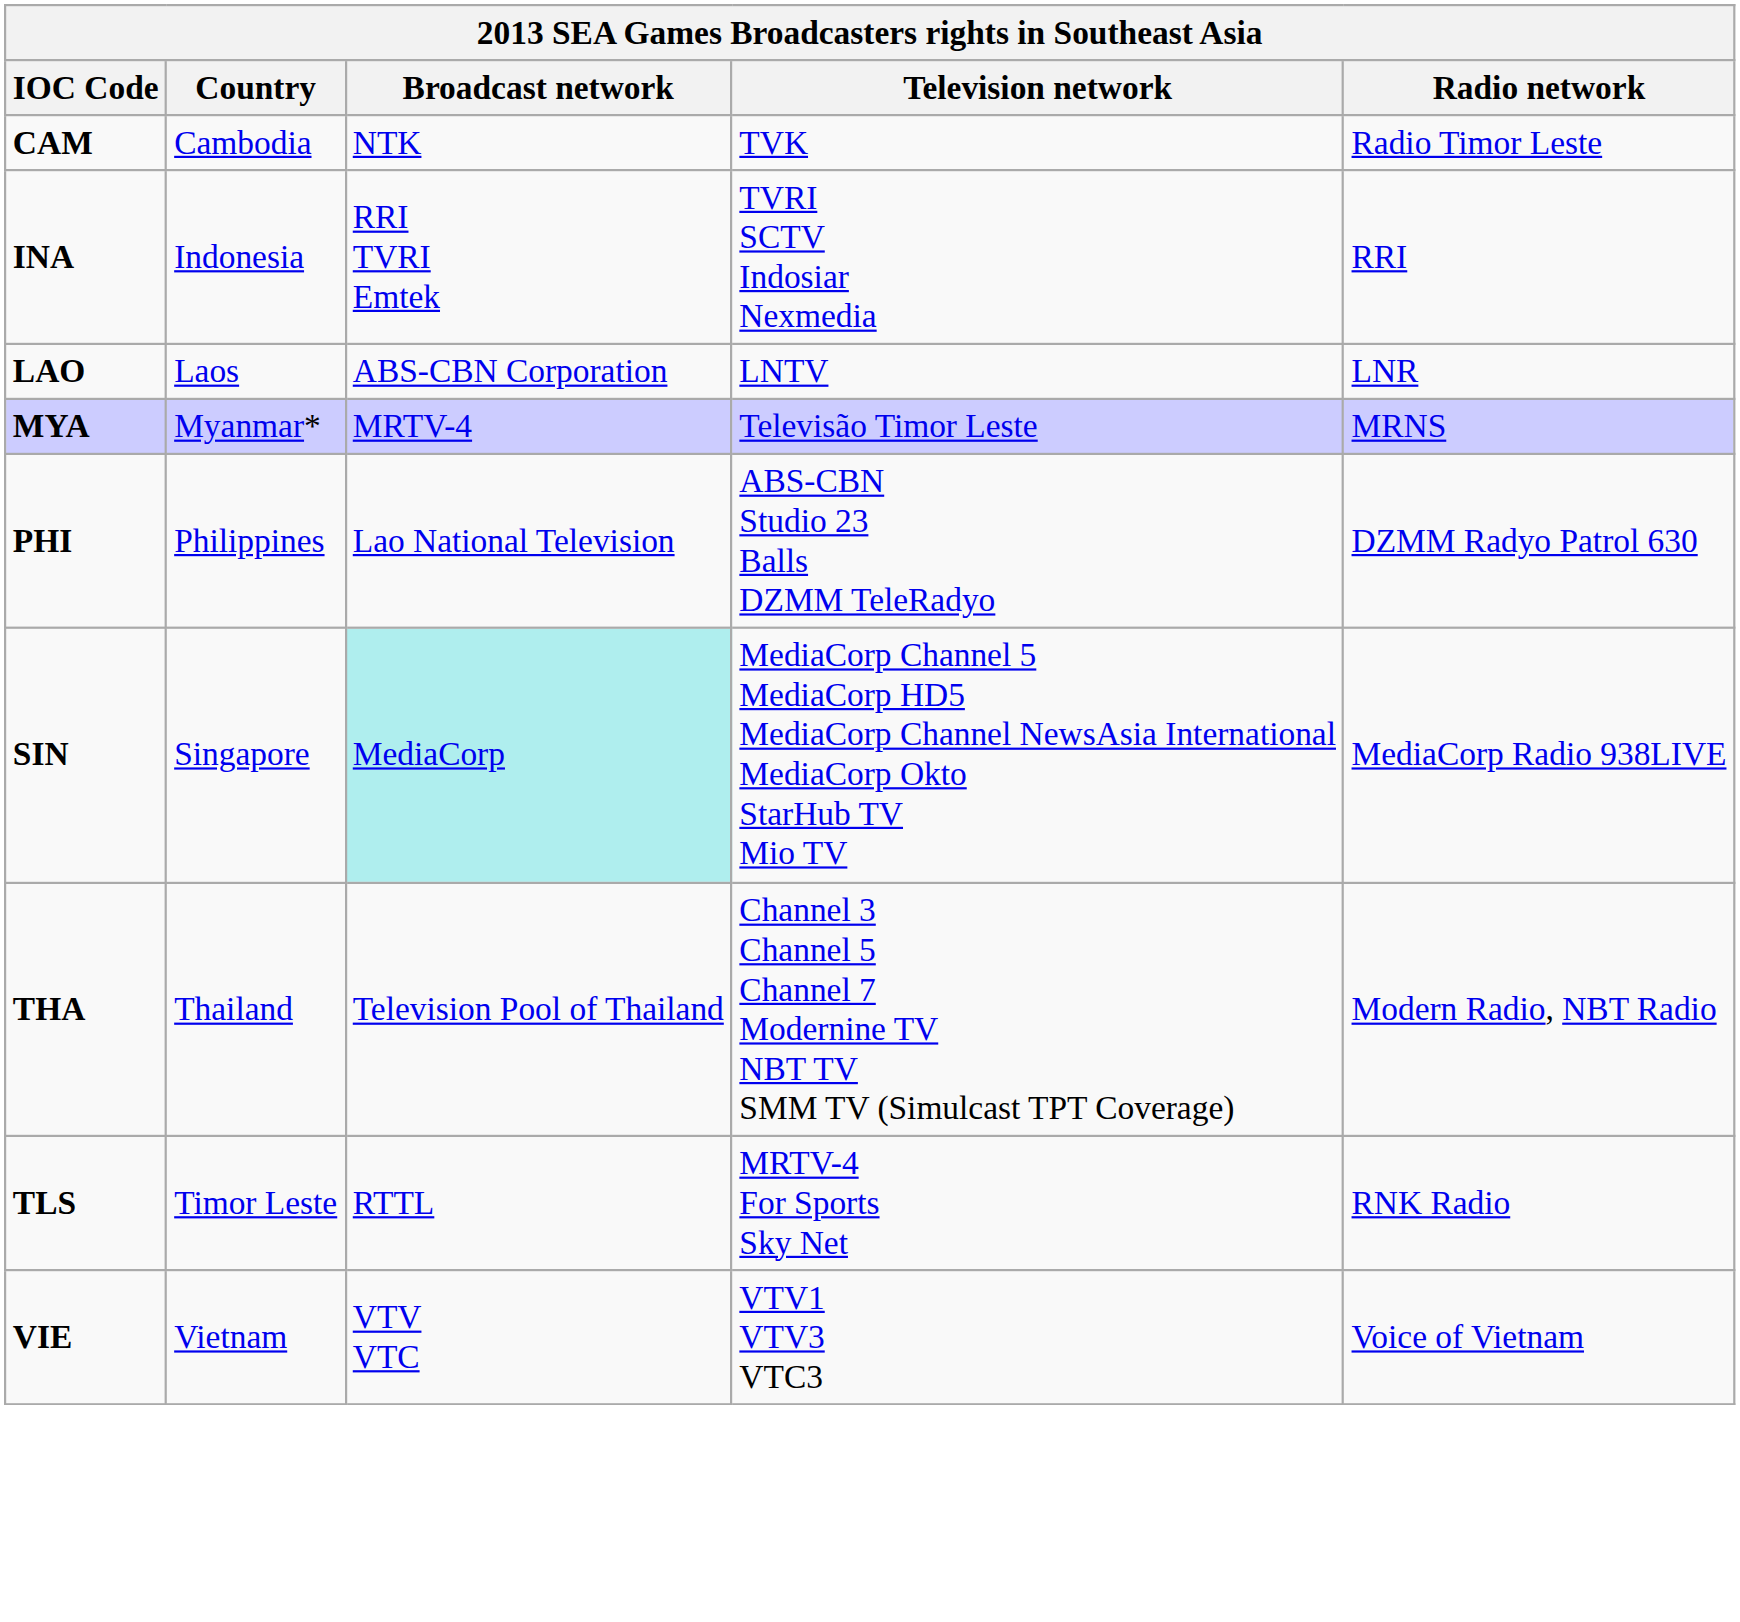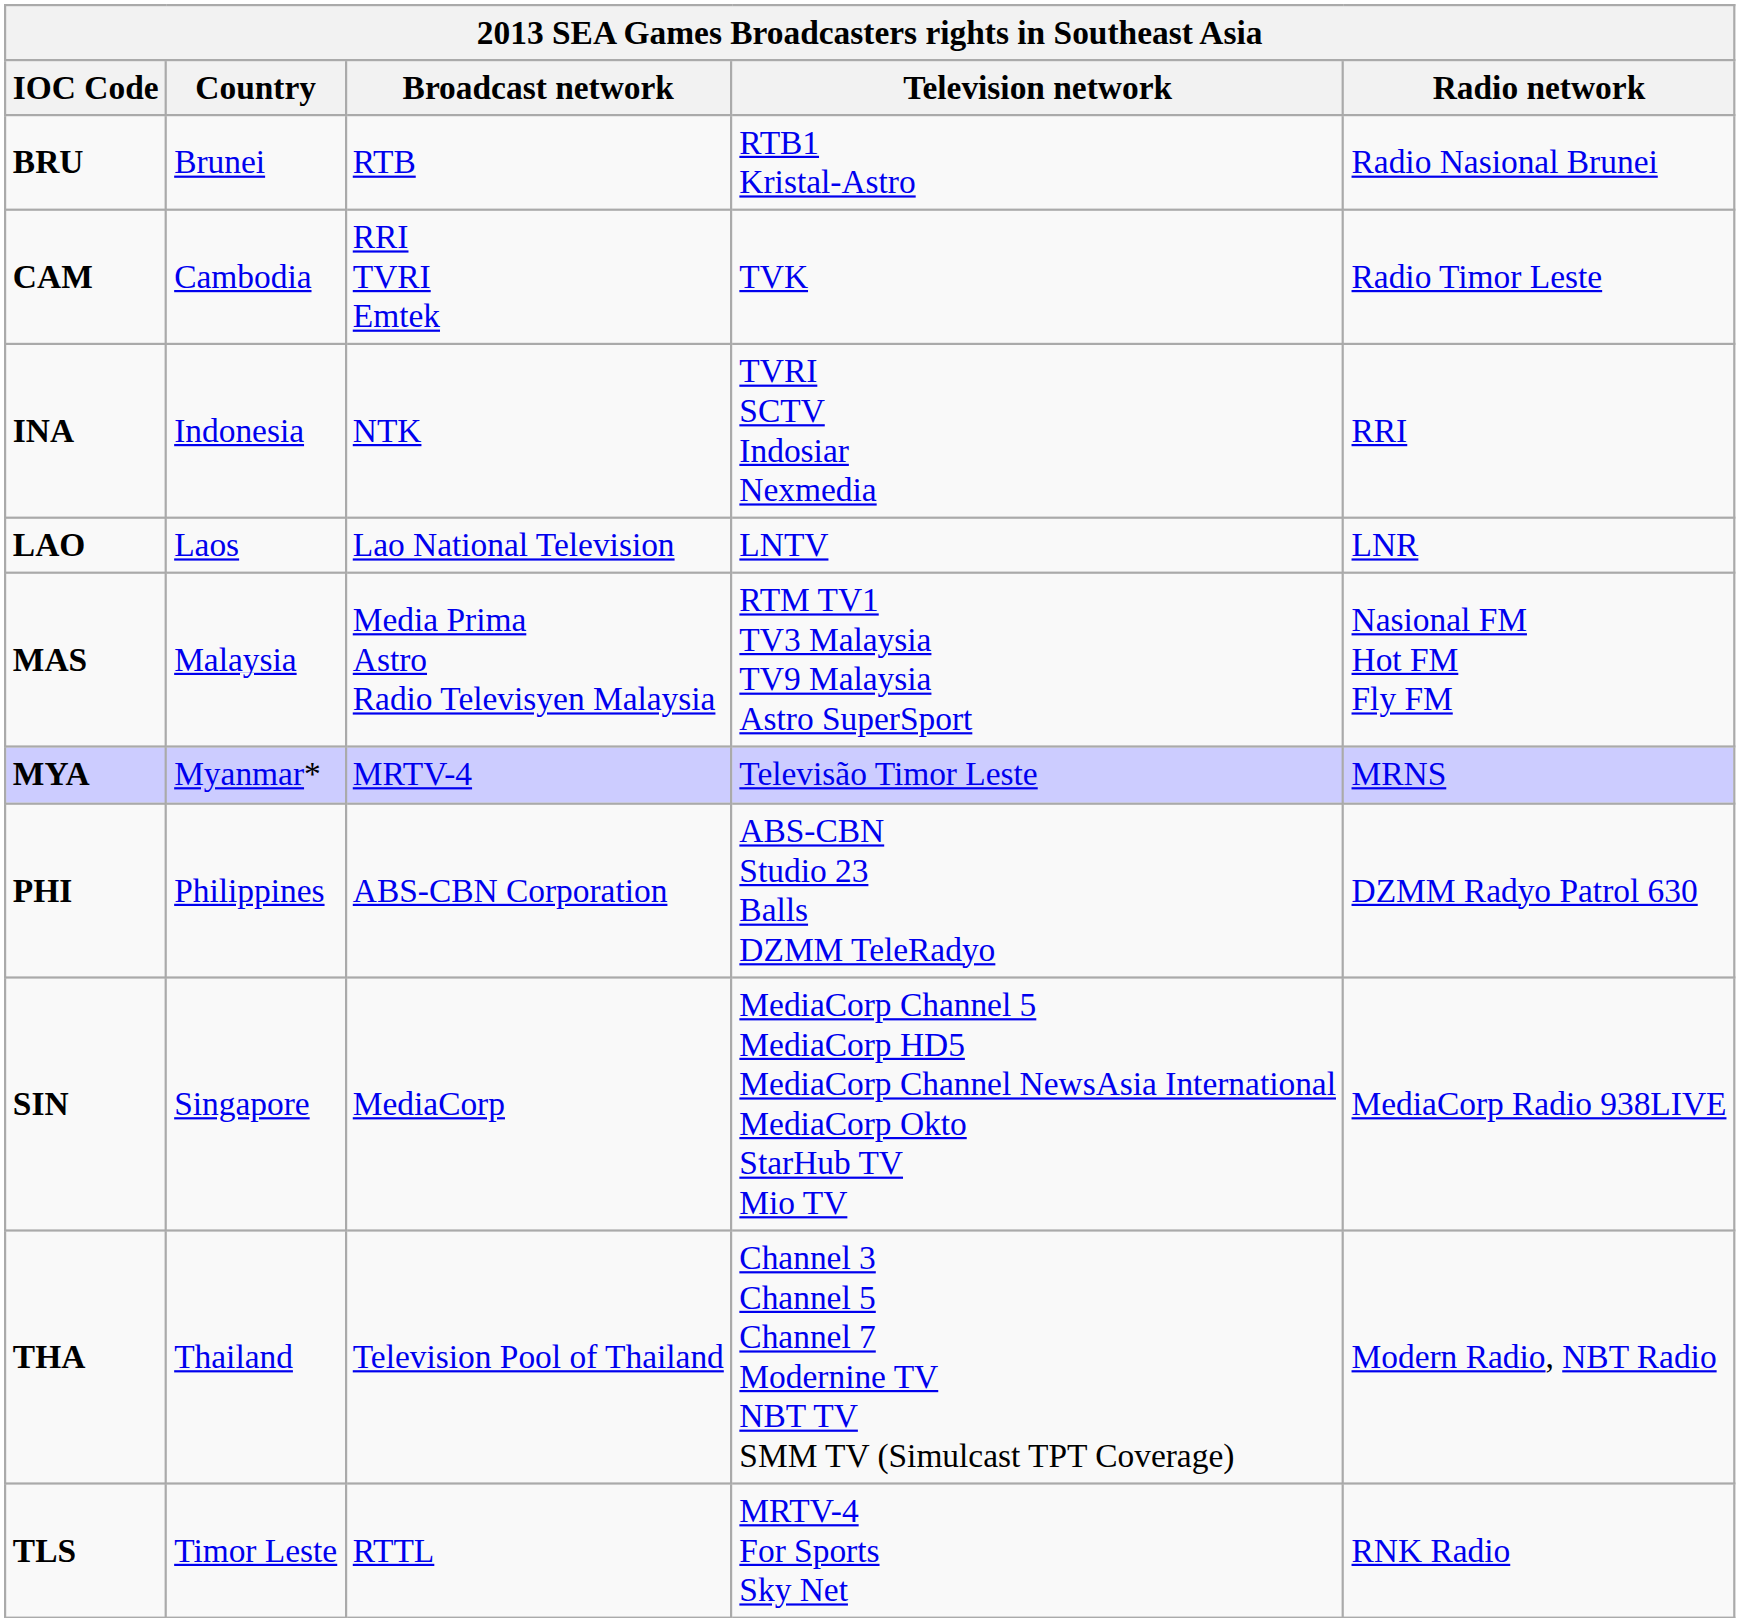+ row: (48, 162)
(387, 142) NTK -> (396, 276) RRI TVRI Emtek
(396, 257) RRI TVRI Emtek -> (387, 431) NTK
(510, 371) ABS-CBN Corporation -> (514, 545) Lao National Television
+ row: (50, 660)
(514, 541) Lao National Television -> (510, 889) ABS-CBN Corporation
(429, 754) paleturquoise background -> (429, 1102) no background
- row: (43, 1336)
